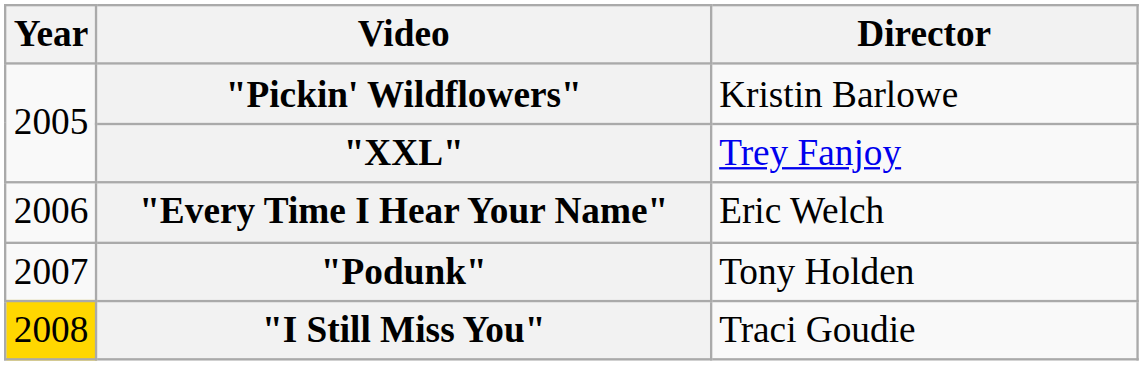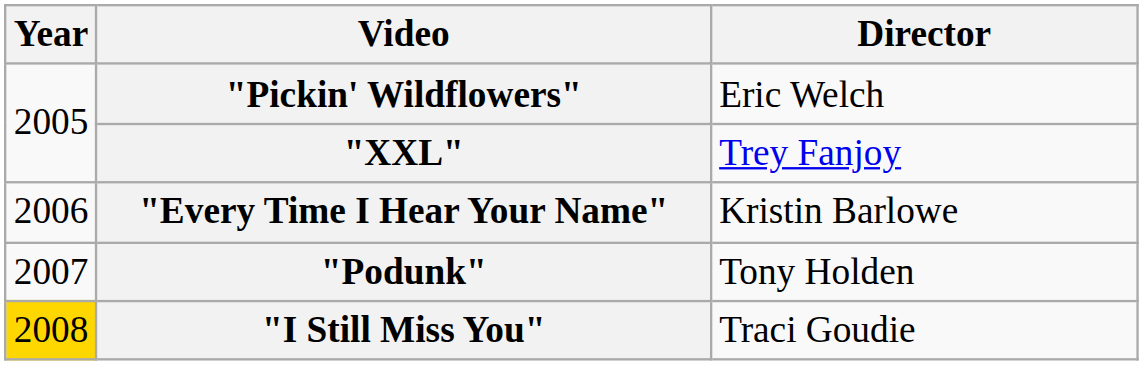(839, 93) Kristin Barlowe -> (802, 93) Eric Welch
(802, 211) Eric Welch -> (839, 211) Kristin Barlowe
